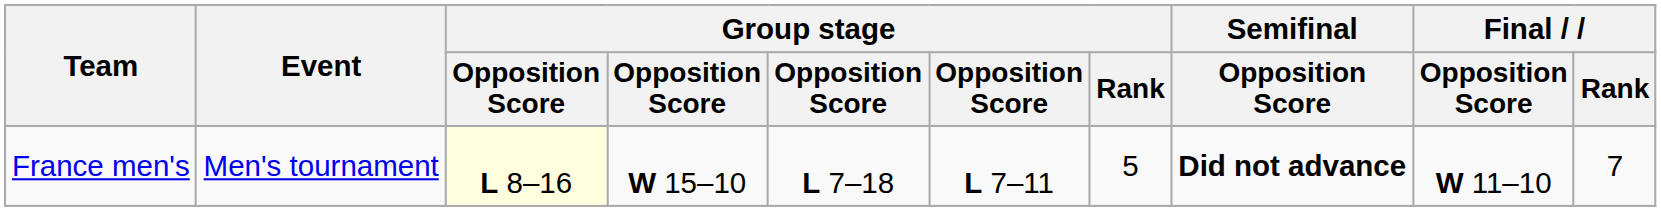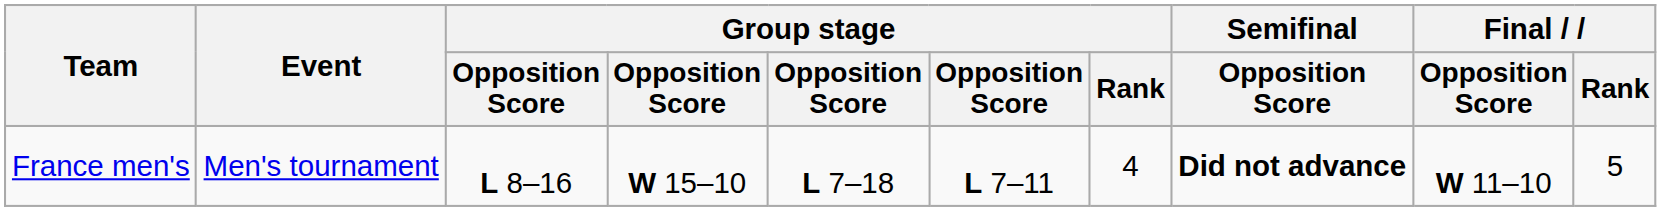(526, 183) lightyellow background -> (526, 183) no background
(1131, 167) 5 -> (1131, 167) 4
(1615, 167) 7 -> (1615, 167) 5
